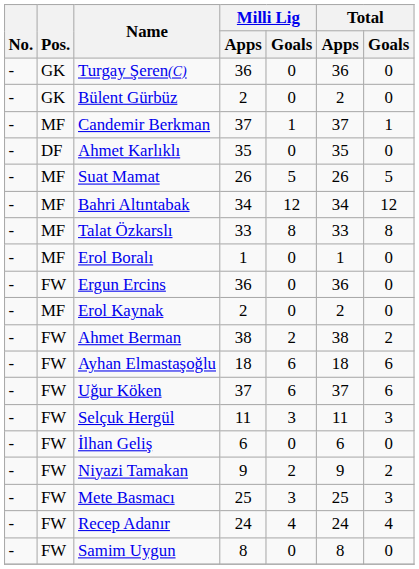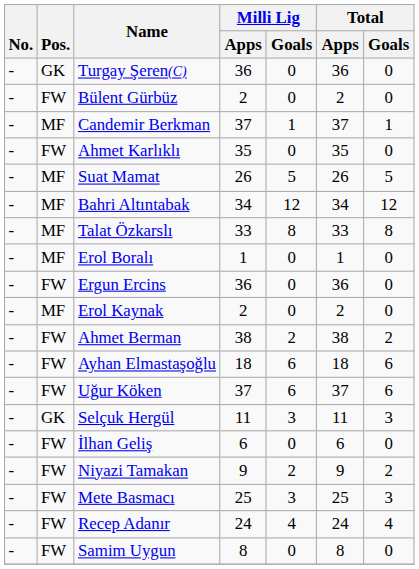(53, 97) GK -> (53, 97) FW
(52, 151) DF -> (53, 151) FW
(53, 417) FW -> (53, 417) GK
